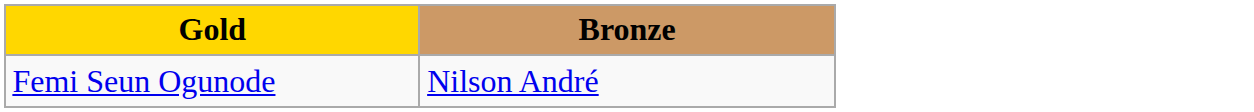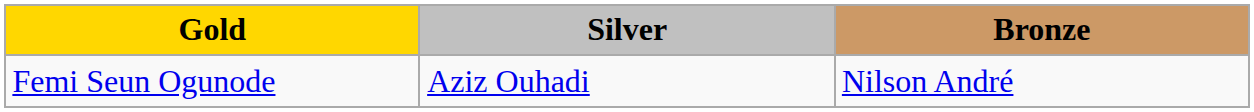+ column: (627, 29)
